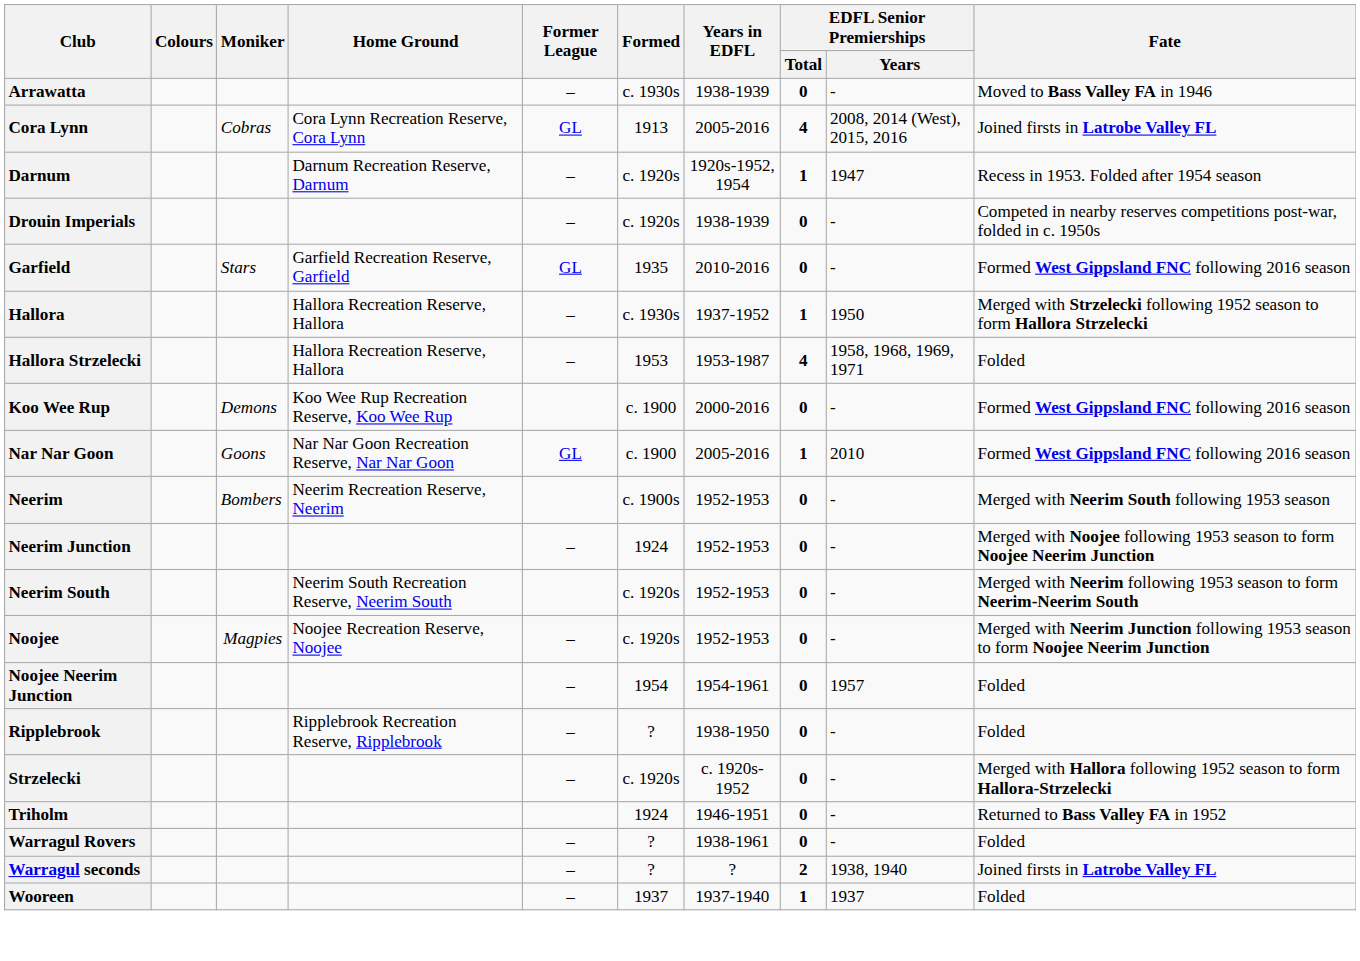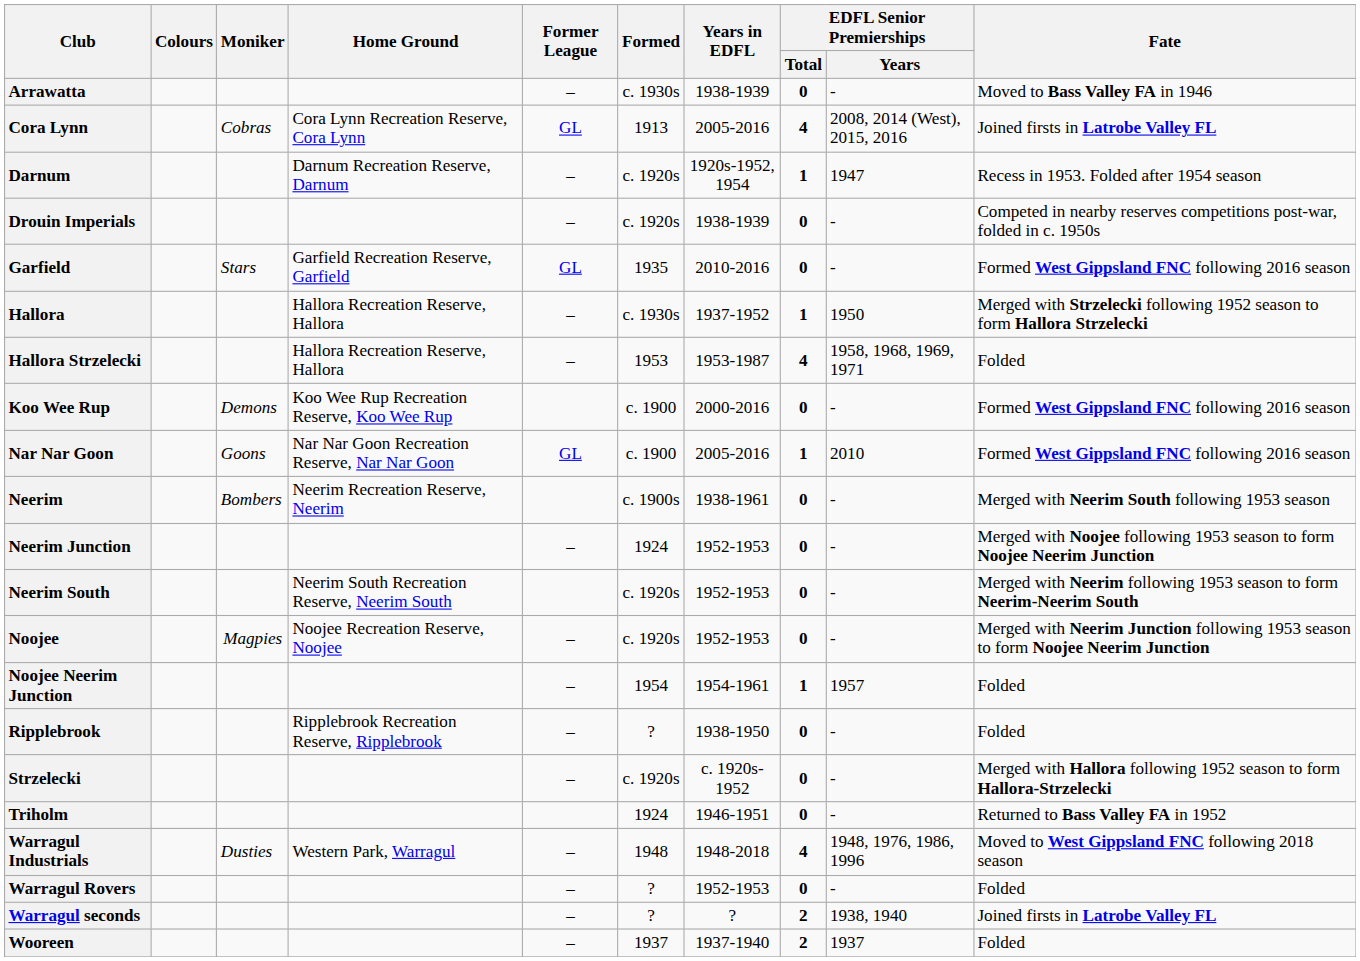(732, 499) 1952-1953 -> (732, 499) 1938-1961
(803, 685) 0 -> (803, 685) 1
+ row: (48, 851)
(732, 842) 1938-1961 -> (732, 888) 1952-1953
(803, 896) 1 -> (803, 942) 2
